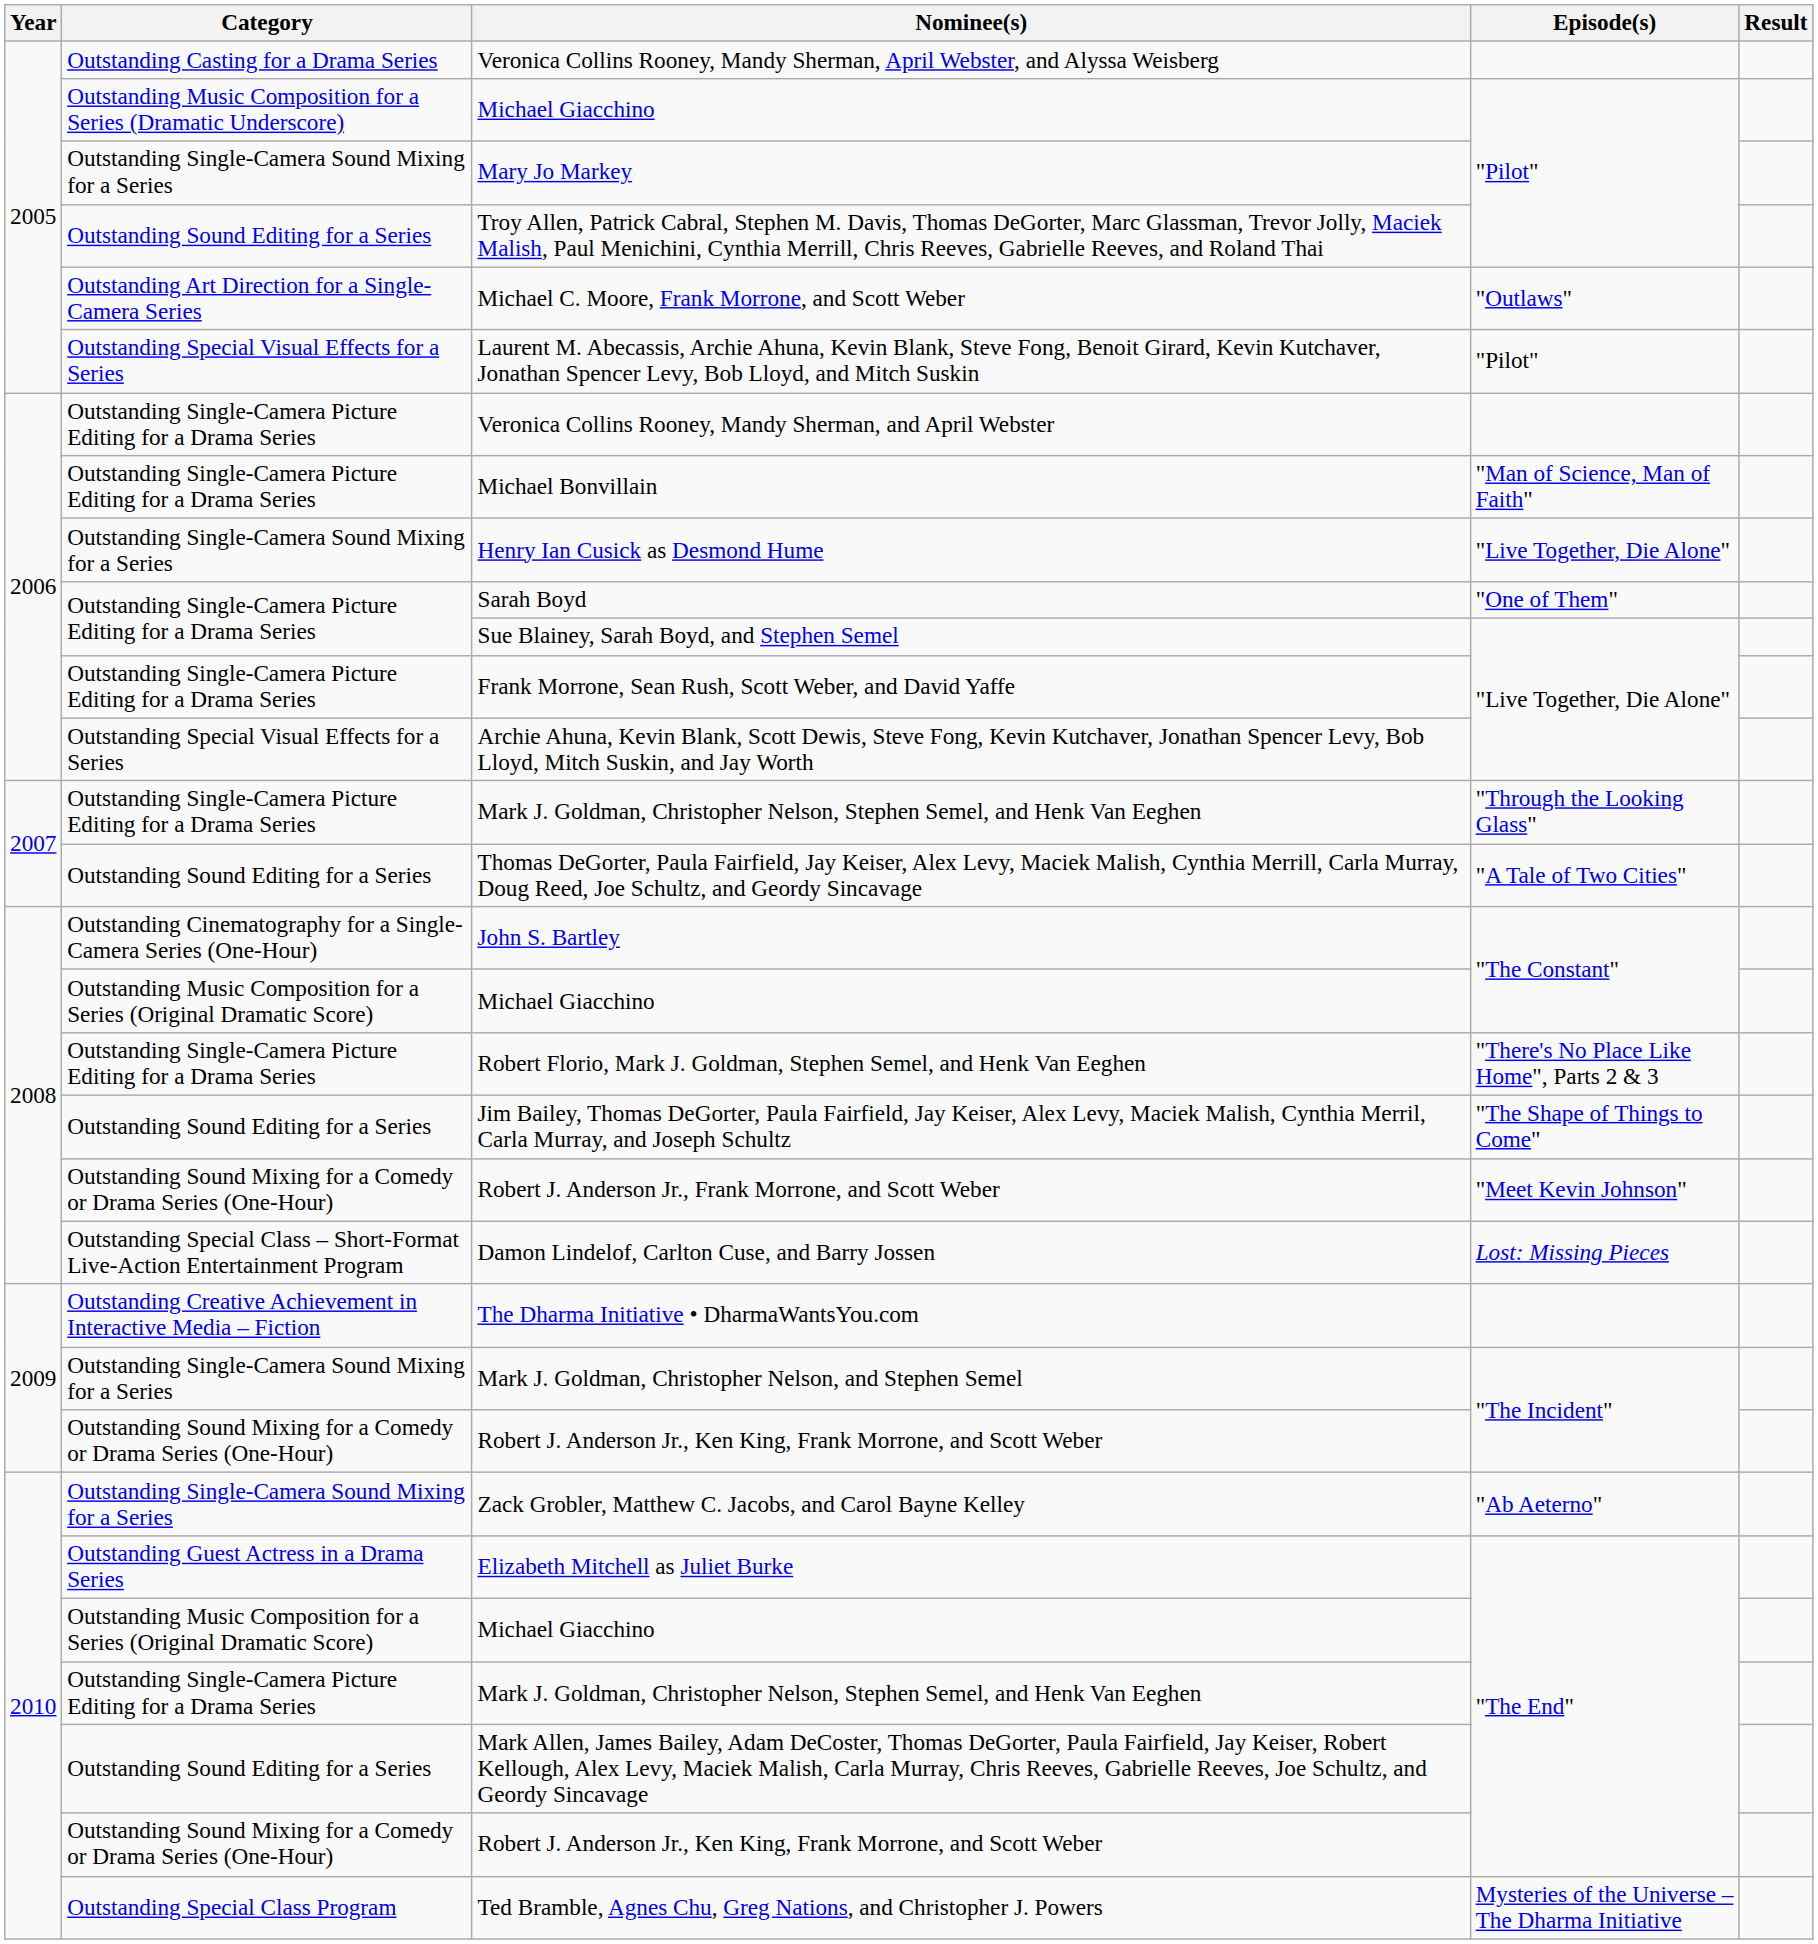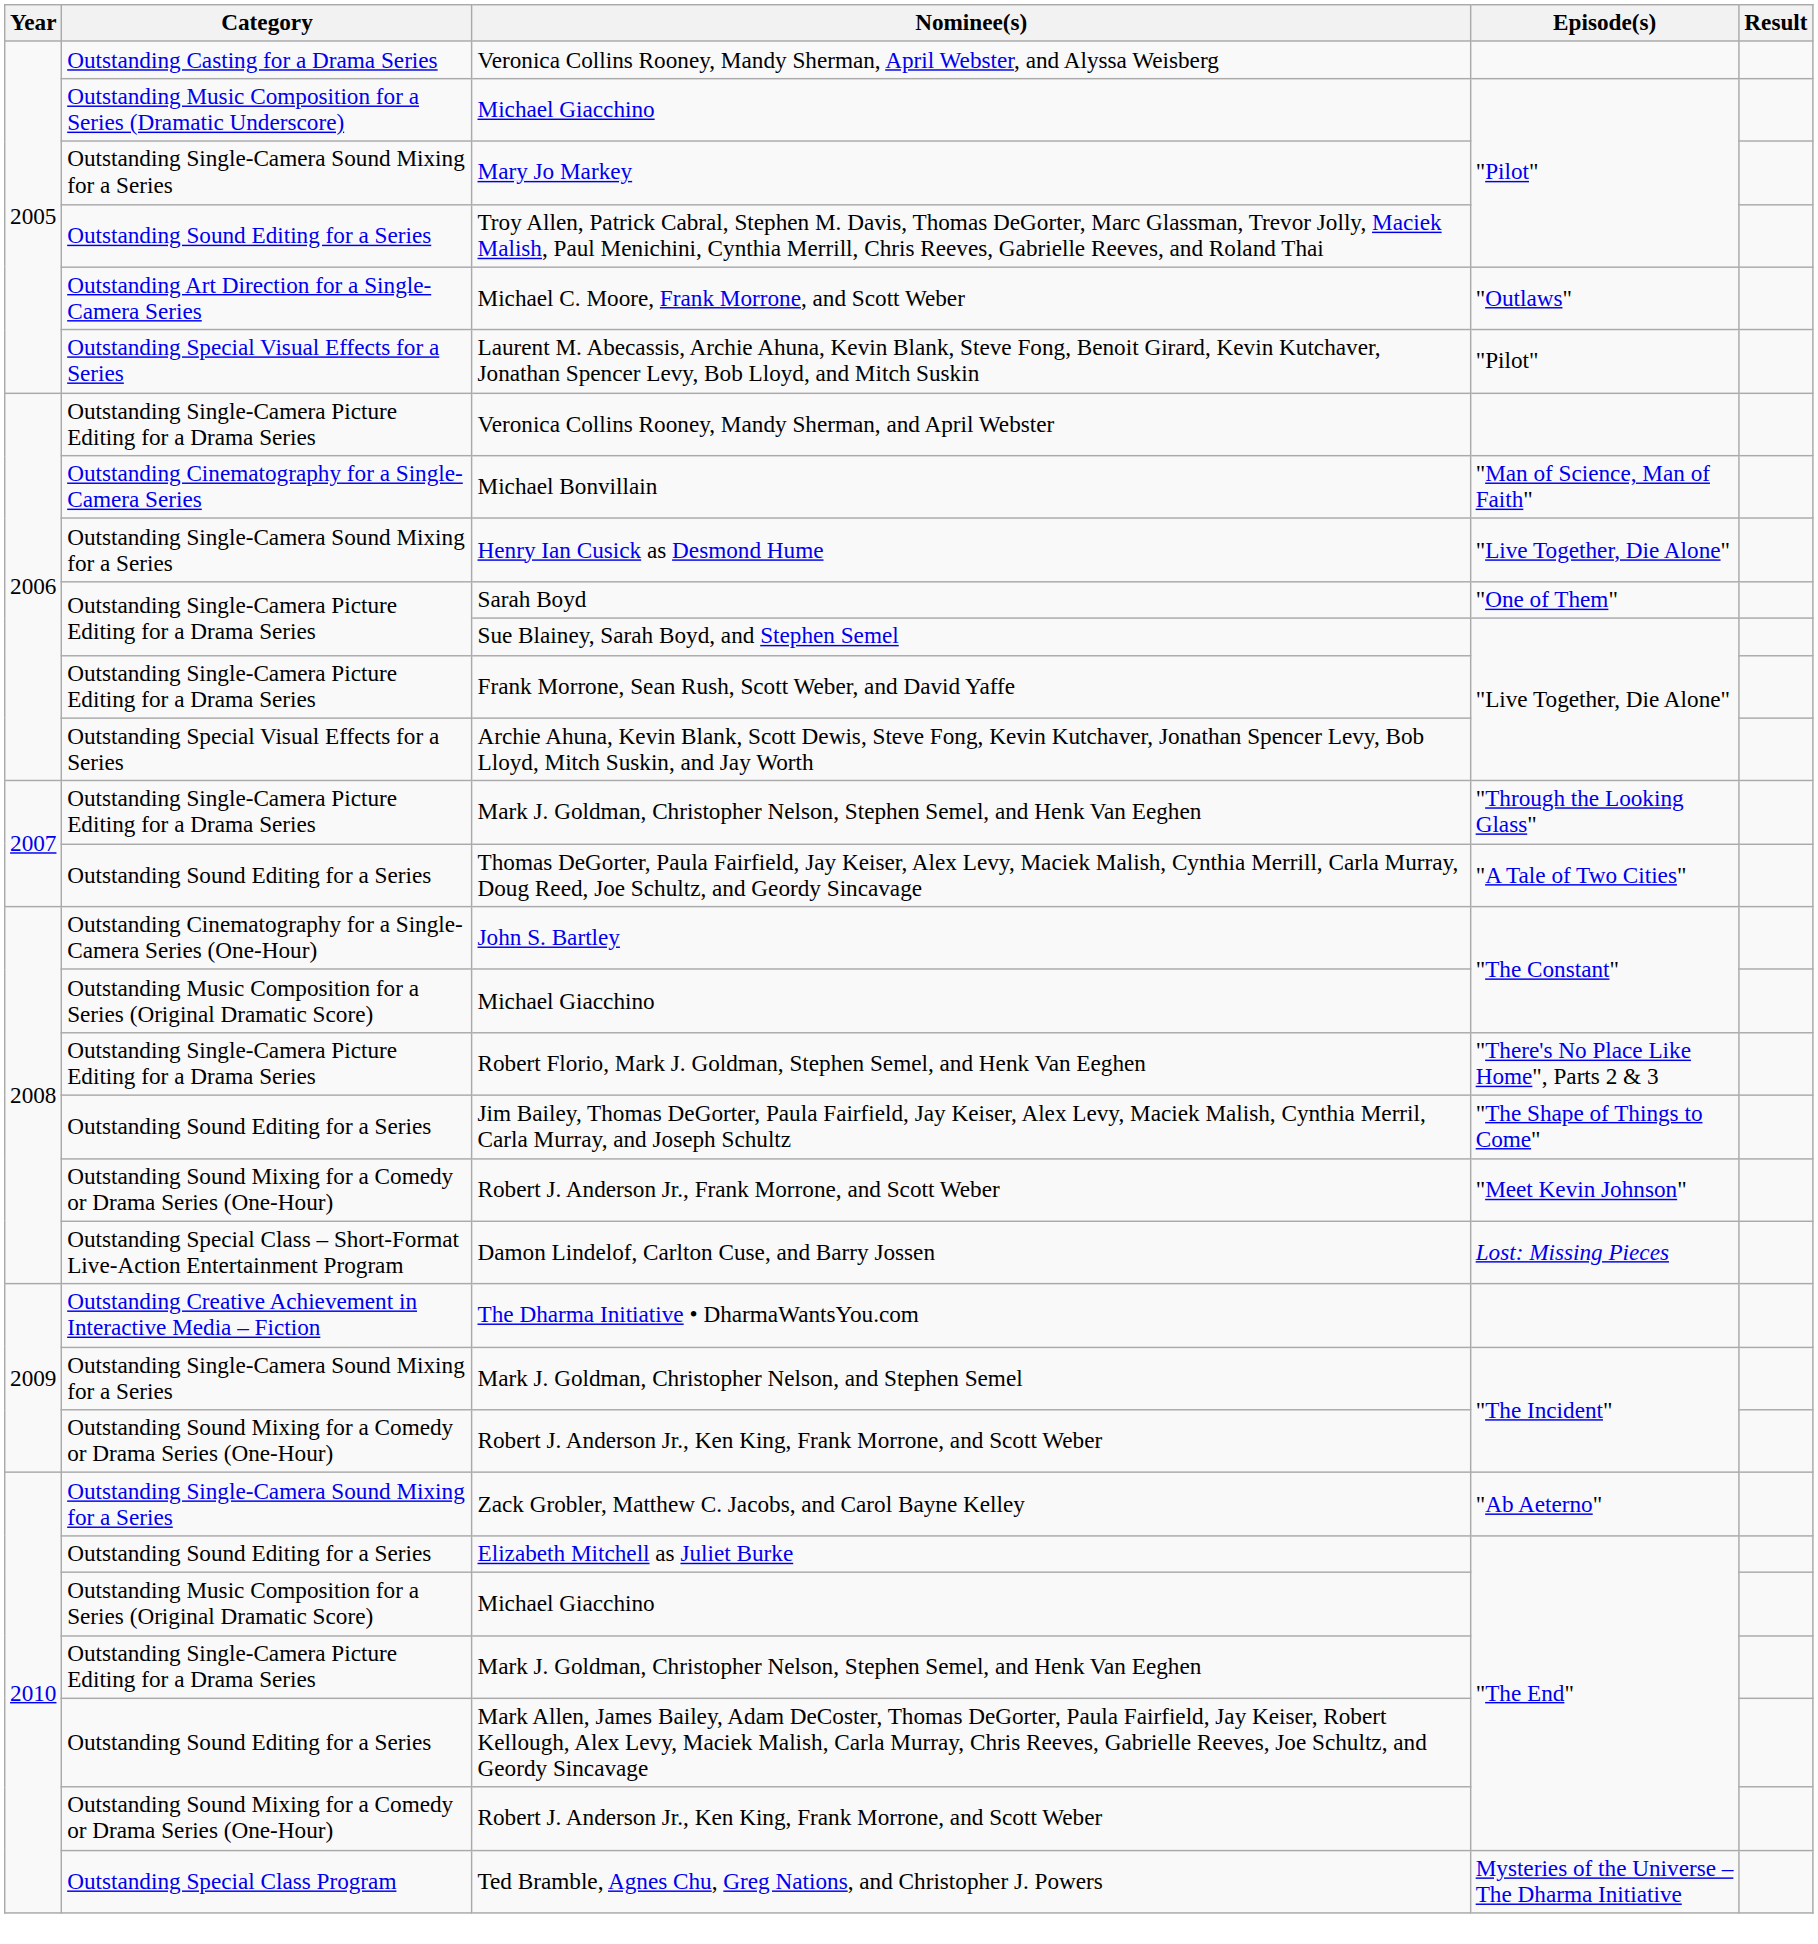(232, 486) Outstanding Single-Camera Picture Editing for a Drama Series -> (265, 486) Outstanding Cinematography for a Single-Camera Series
(245, 1566) Outstanding Guest Actress in a Drama Series -> (249, 1553) Outstanding Sound Editing for a Series
